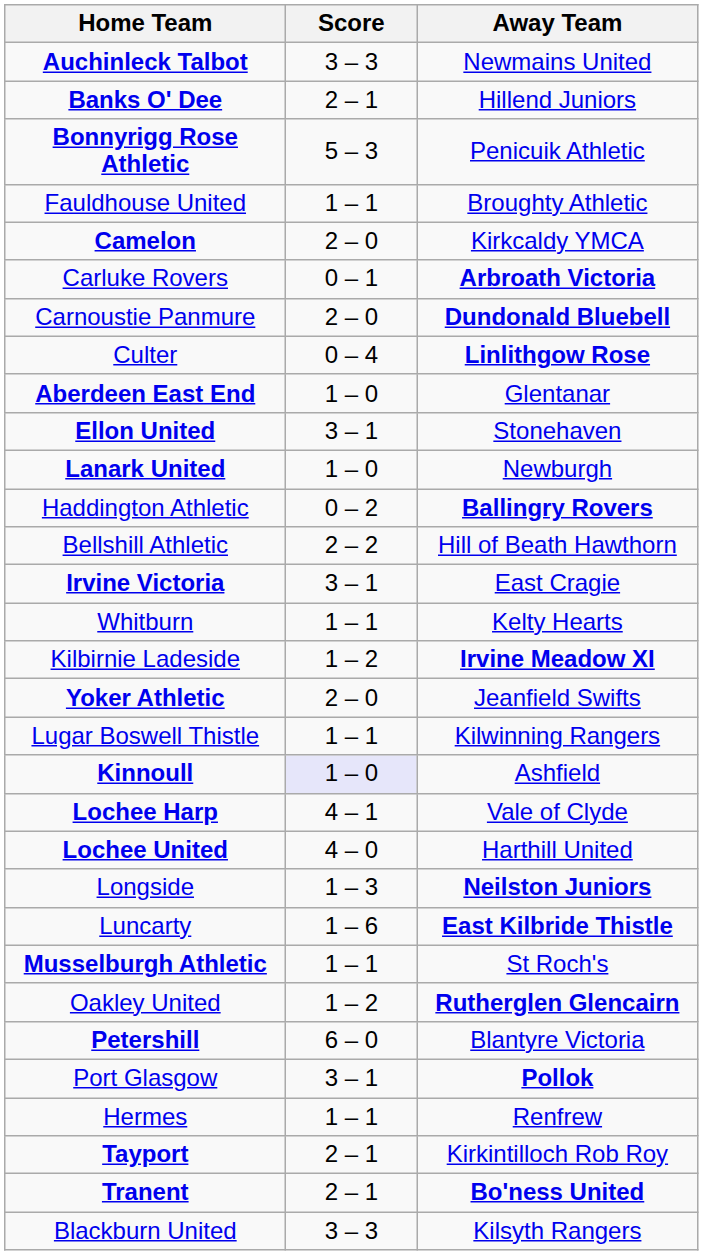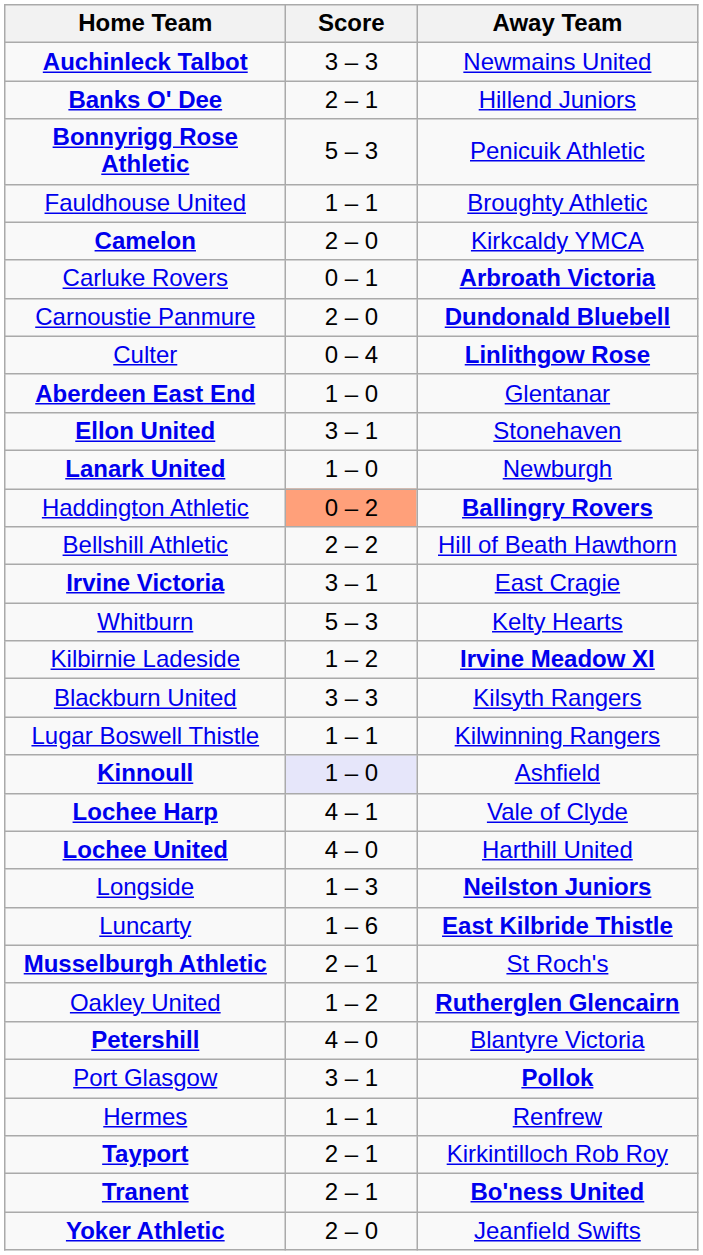(351, 507) no background -> (351, 507) lightsalmon background
(351, 621) 1 – 1 -> (351, 621) 5 – 3
rows swapped: (145, 1230) <-> (145, 697)
(351, 964) 1 – 1 -> (351, 964) 2 – 1
(351, 1040) 6 – 0 -> (351, 1040) 4 – 0
